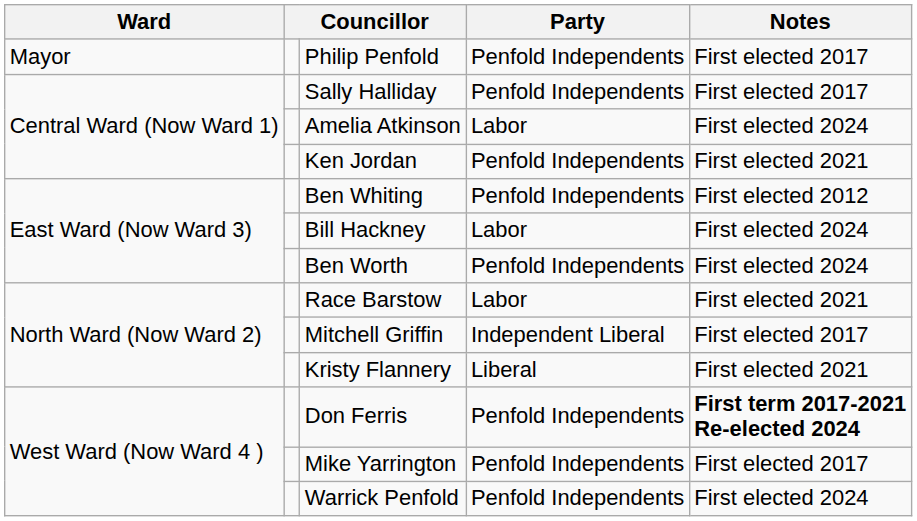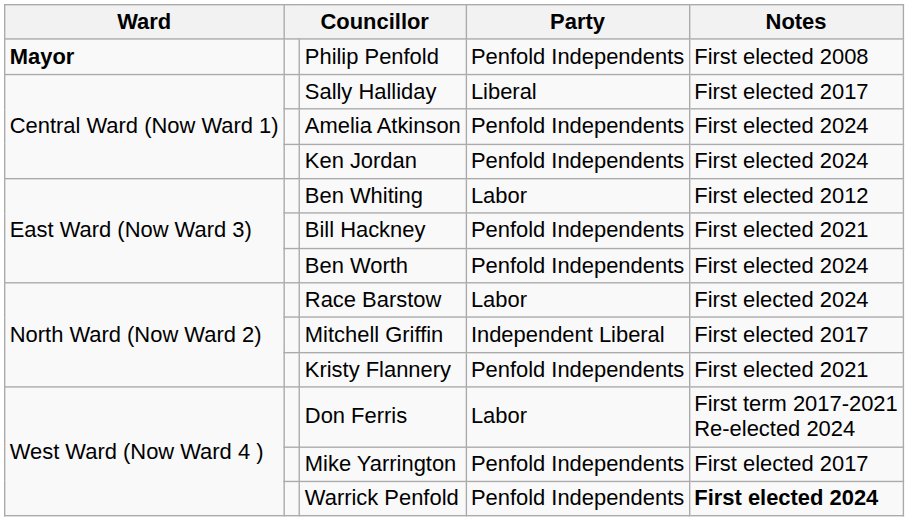(40, 56) normal -> (42, 56) bold
(781, 56) First elected 2017 -> (781, 56) First elected 2008
(578, 91) Penfold Independents -> (504, 91) Liberal
(499, 126) Labor -> (578, 126) Penfold Independents
(781, 160) First elected 2021 -> (781, 160) First elected 2024
(578, 195) Penfold Independents -> (499, 195) Labor
(499, 230) Labor -> (578, 230) Penfold Independents
(781, 230) First elected 2024 -> (781, 230) First elected 2021
(781, 299) First elected 2021 -> (781, 299) First elected 2024
(504, 369) Liberal -> (578, 369) Penfold Independents
(578, 416) Penfold Independents -> (499, 416) Labor
(800, 416) bold -> (796, 416) normal
(781, 498) normal -> (786, 498) bold
